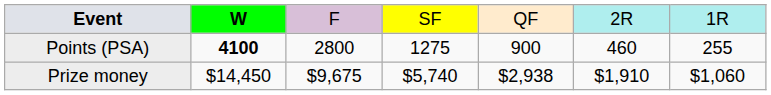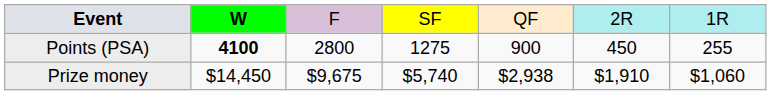(622, 48) 460 -> (622, 48) 450
